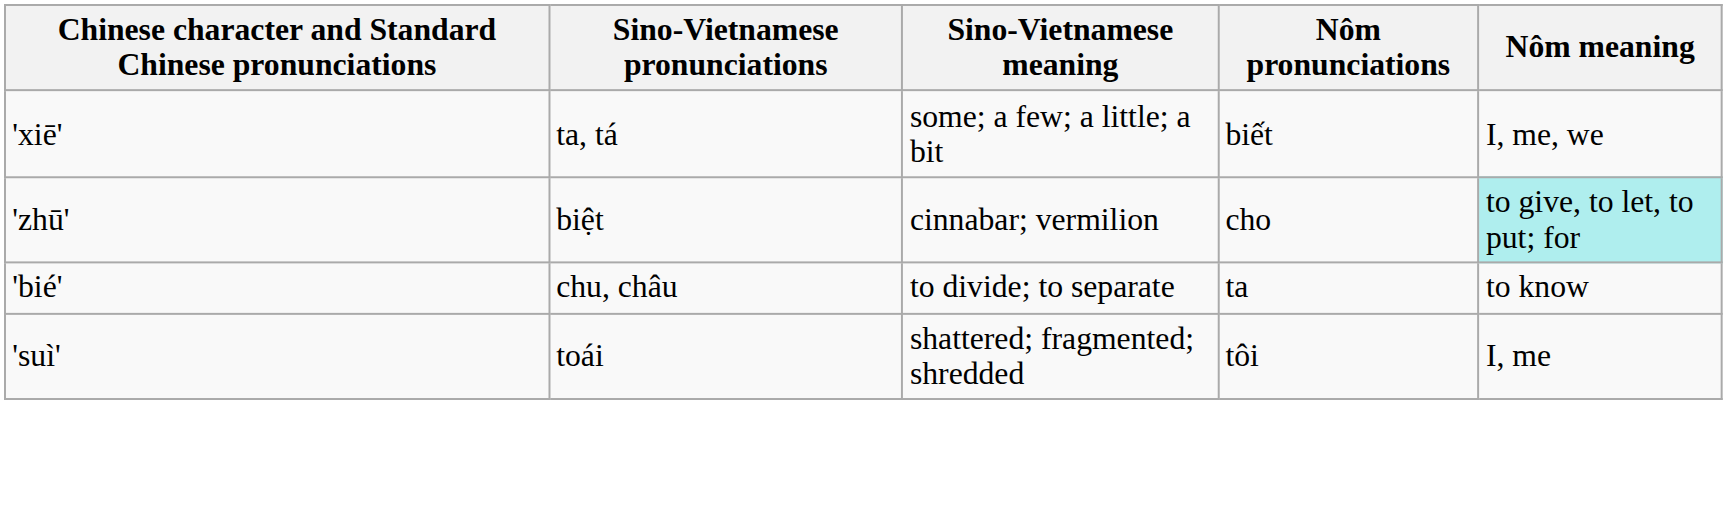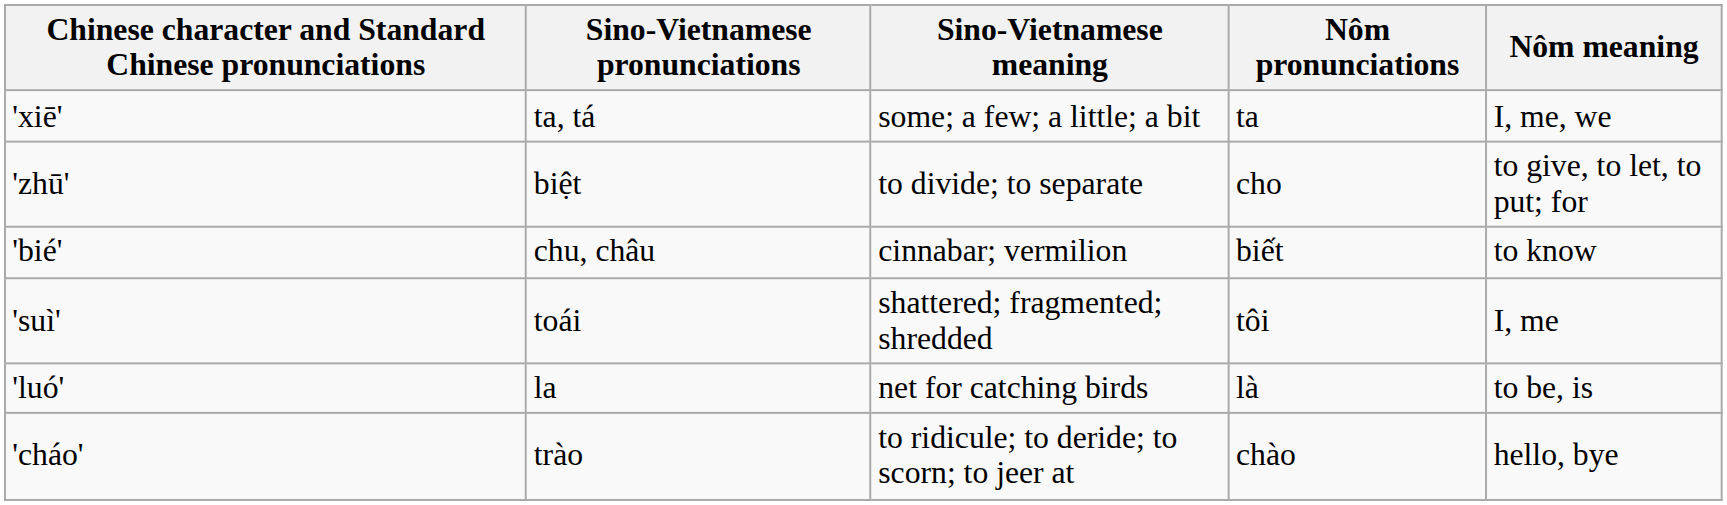(1249, 133) biết -> (1247, 115) ta
(1034, 219) cinnabar; vermilion -> (1011, 183) to divide; to separate
(1590, 219) paleturquoise background -> (1597, 183) no background
(1042, 287) to divide; to separate -> (1003, 251) cinnabar; vermilion
(1237, 287) ta -> (1260, 251) biết
+ row: (38, 387)
+ row: (48, 455)
